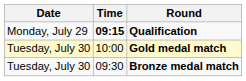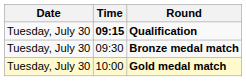(47, 31) Monday, July 29 -> (49, 31) Tuesday, July 30
rows swapped: (184, 66) <-> (178, 48)
